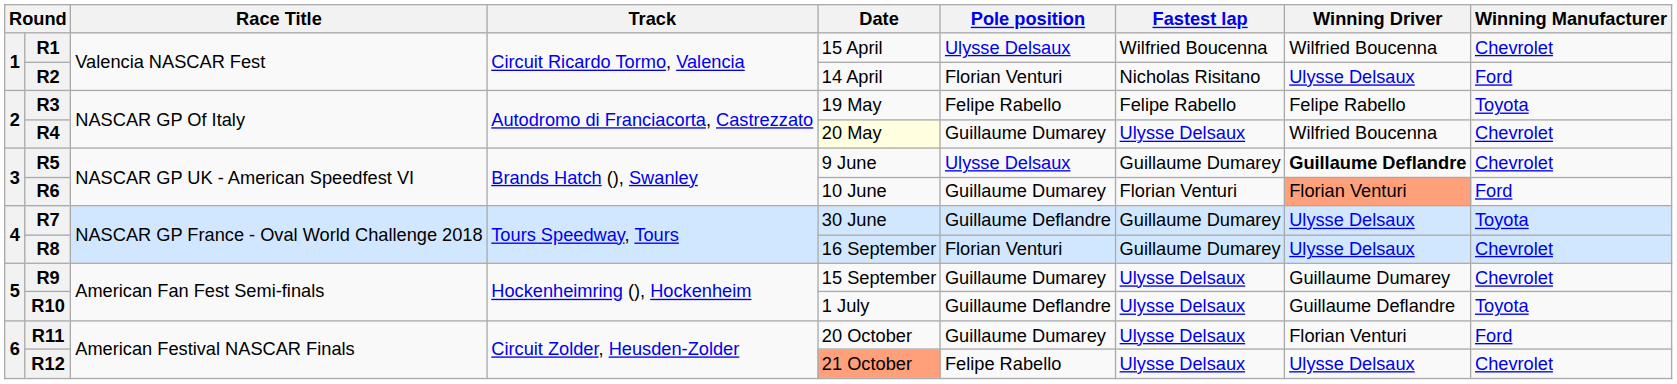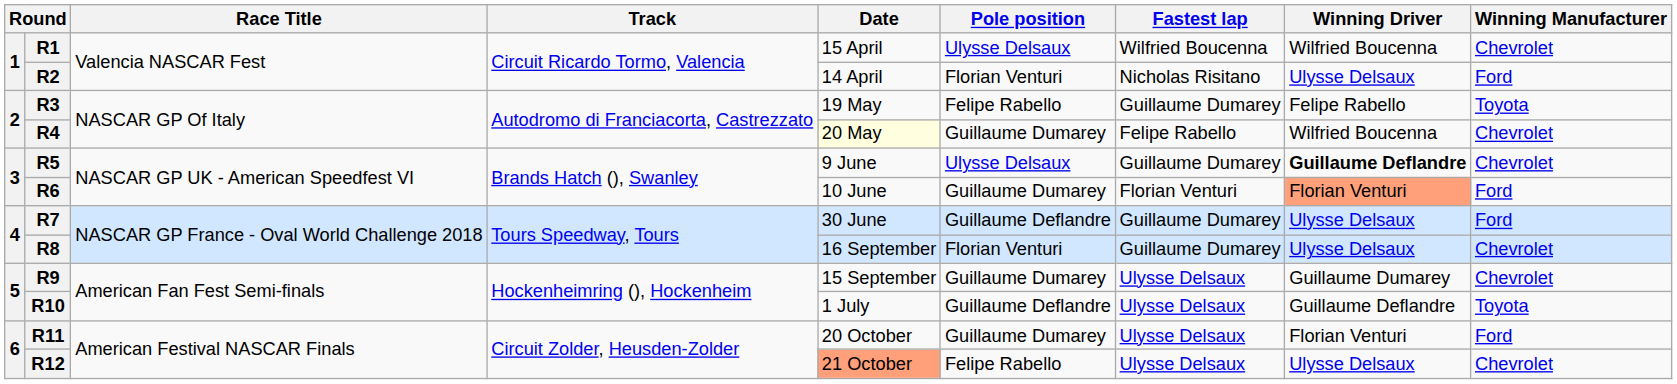(1178, 105) Felipe Rabello -> (1200, 105) Guillaume Dumarey
(1182, 134) Ulysse Delsaux -> (1178, 134) Felipe Rabello
(1502, 220) Toyota -> (1494, 220) Ford
